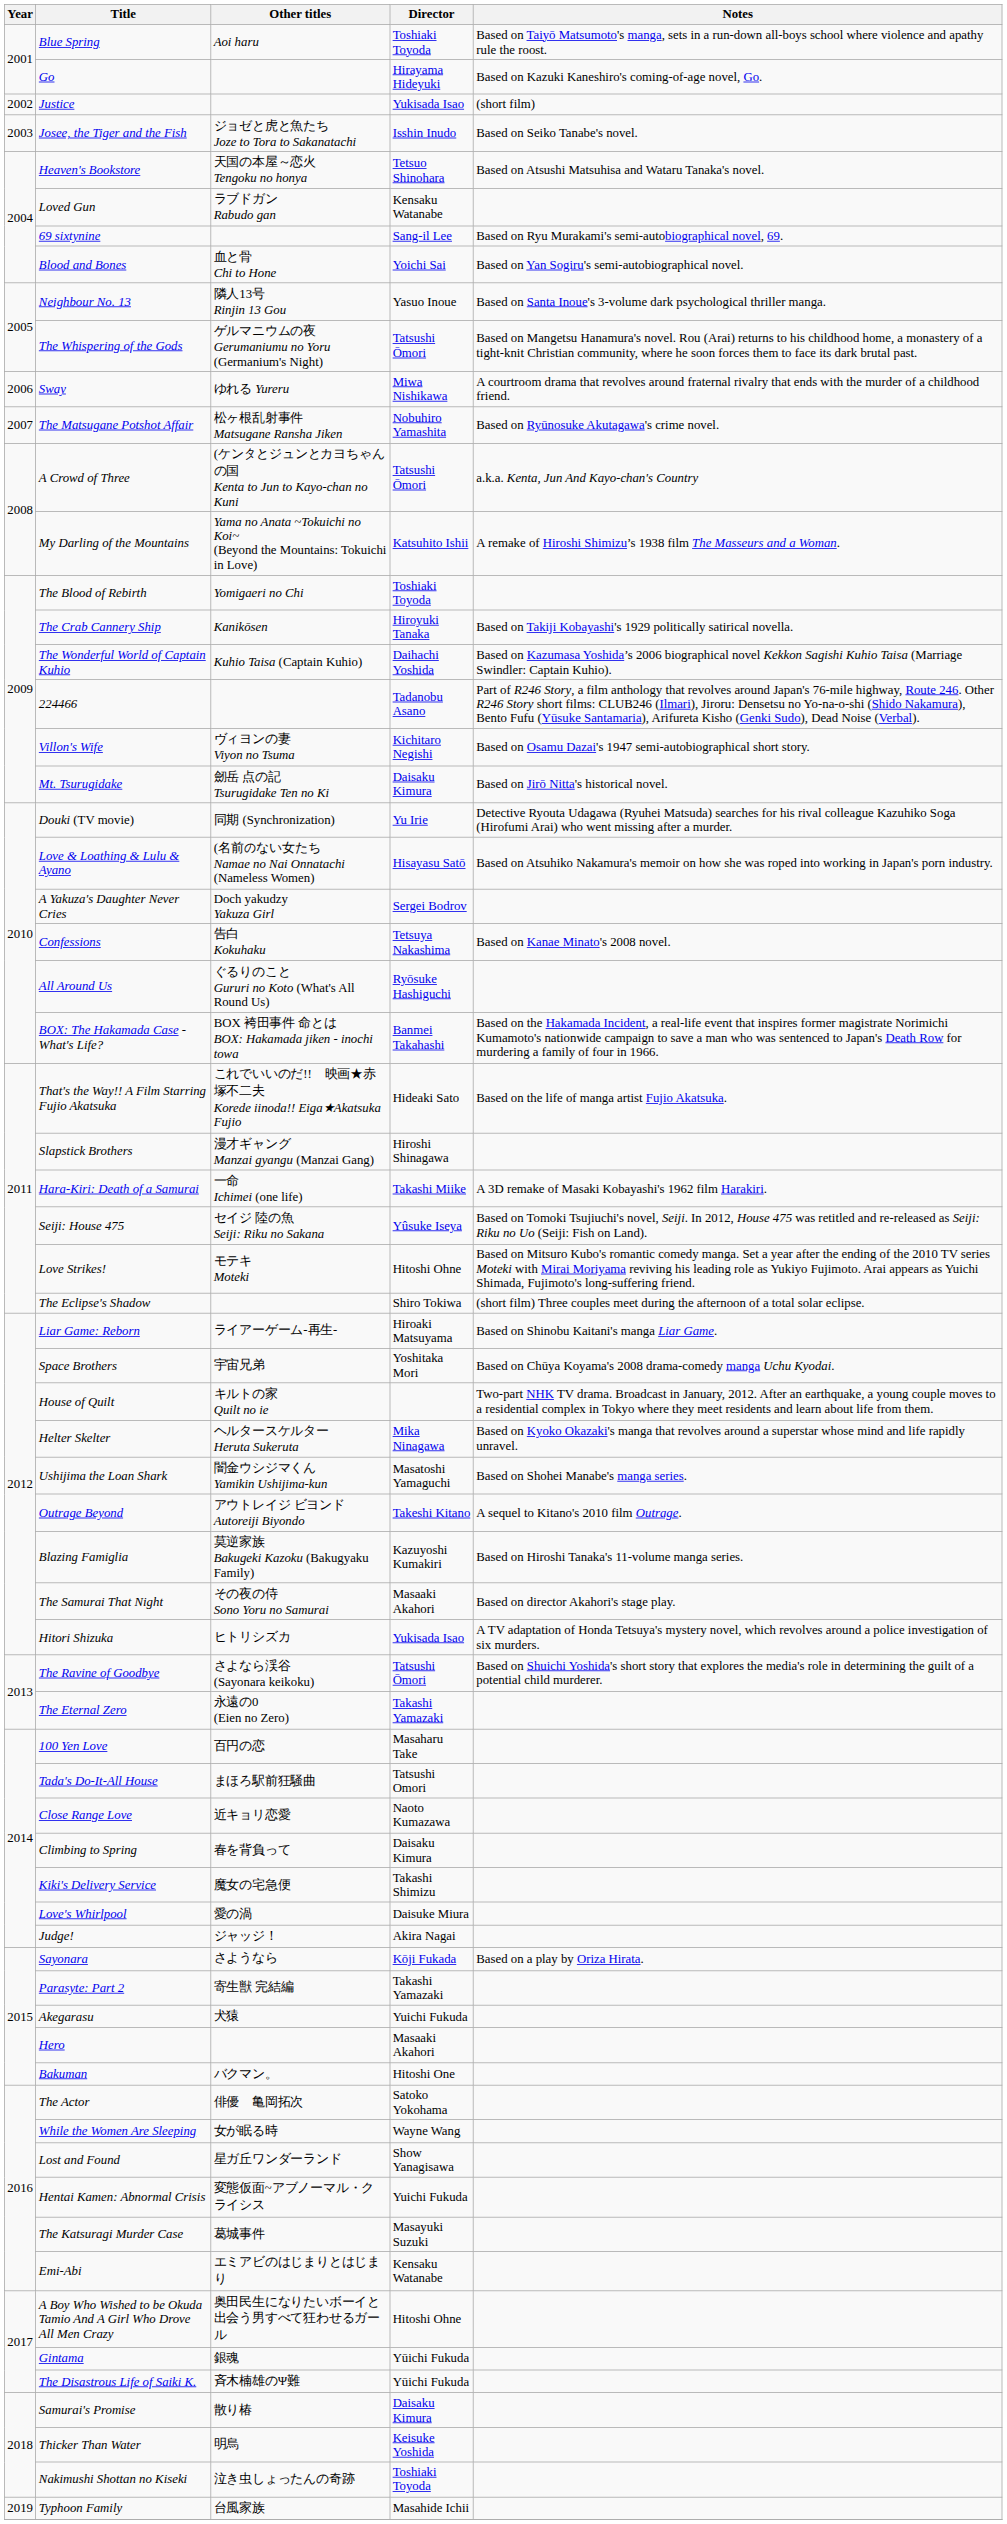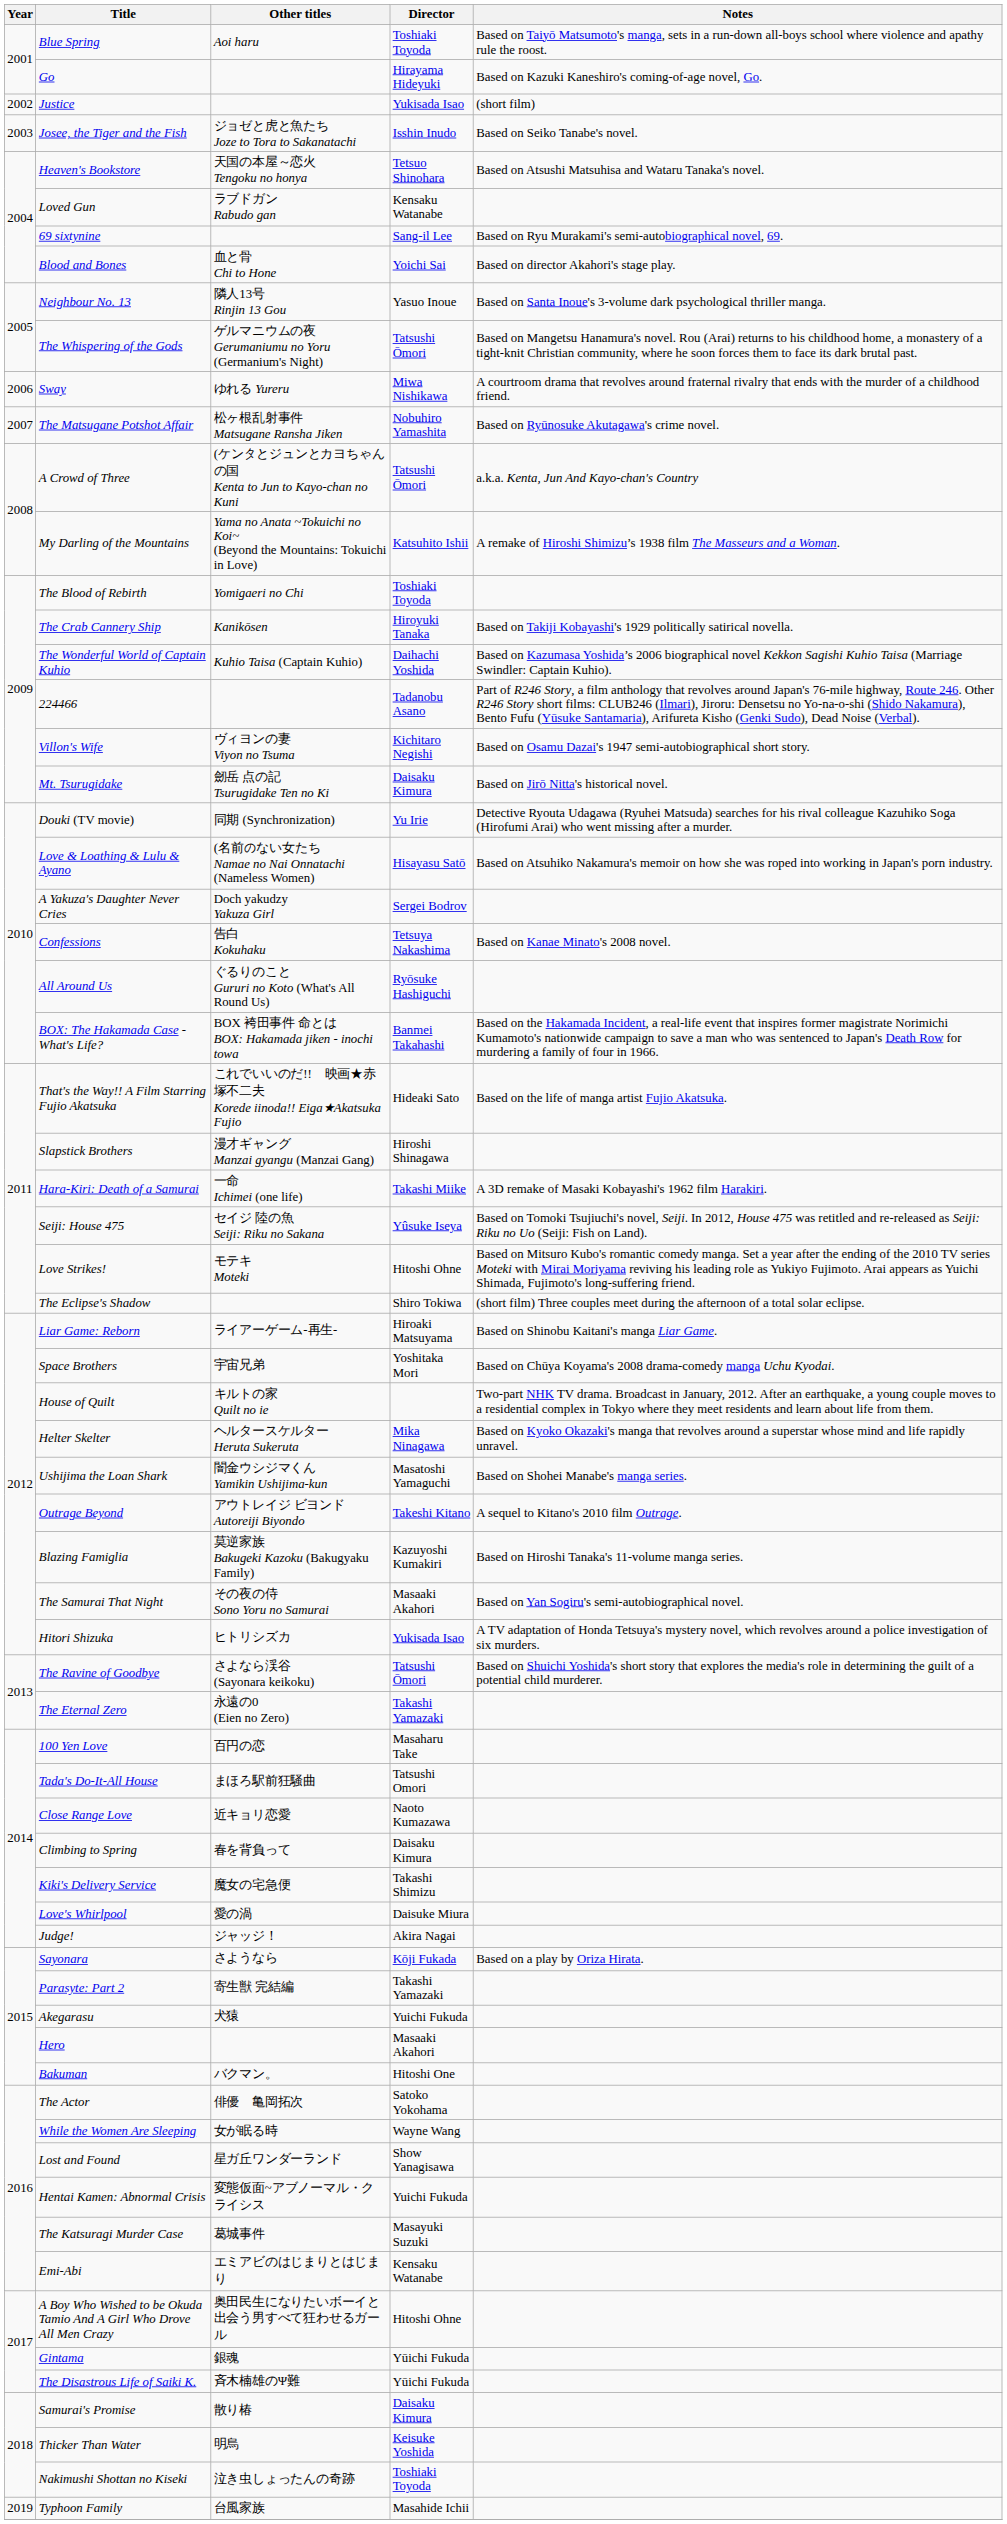(610, 264) Based on Yan Sogiru's semi-autobiographical novel. -> (576, 264) Based on director Akahori's stage play.
(576, 1601) Based on director Akahori's stage play. -> (610, 1601) Based on Yan Sogiru's semi-autobiographical novel.
